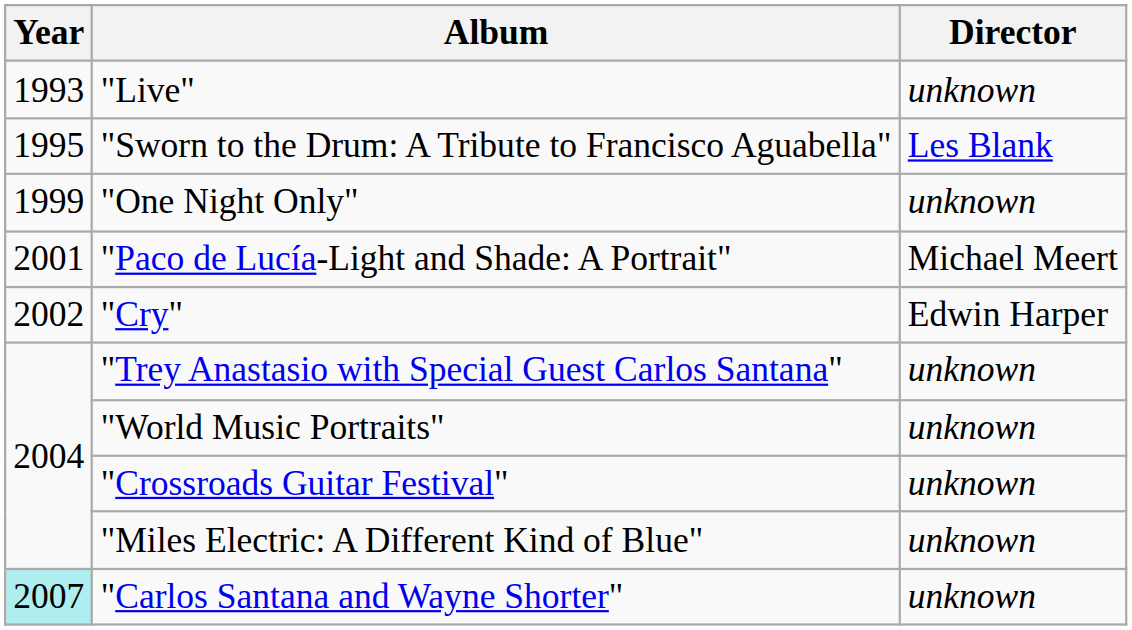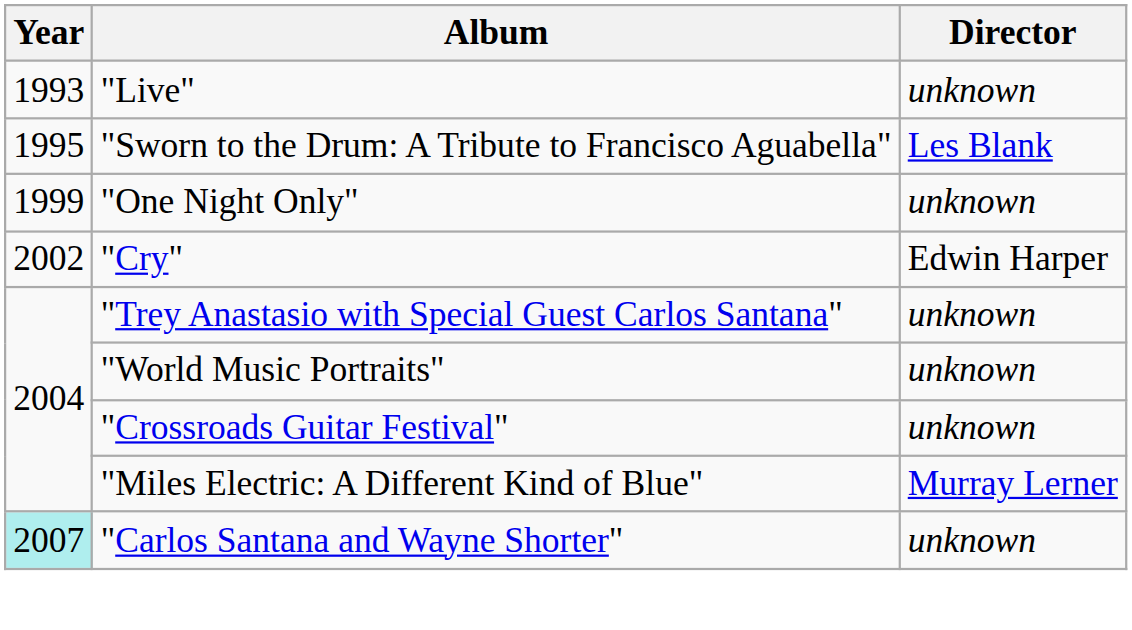- row: (416, 257)
(972, 539) unknown -> (1013, 483) Murray Lerner
